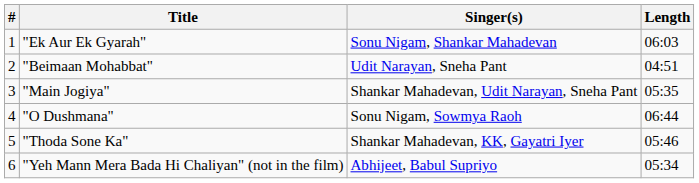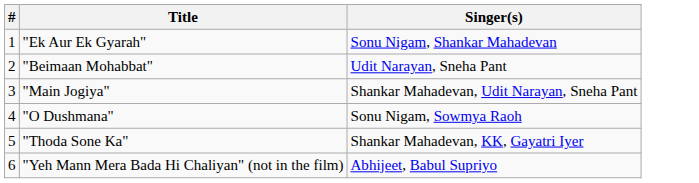- column: (667, 17)
